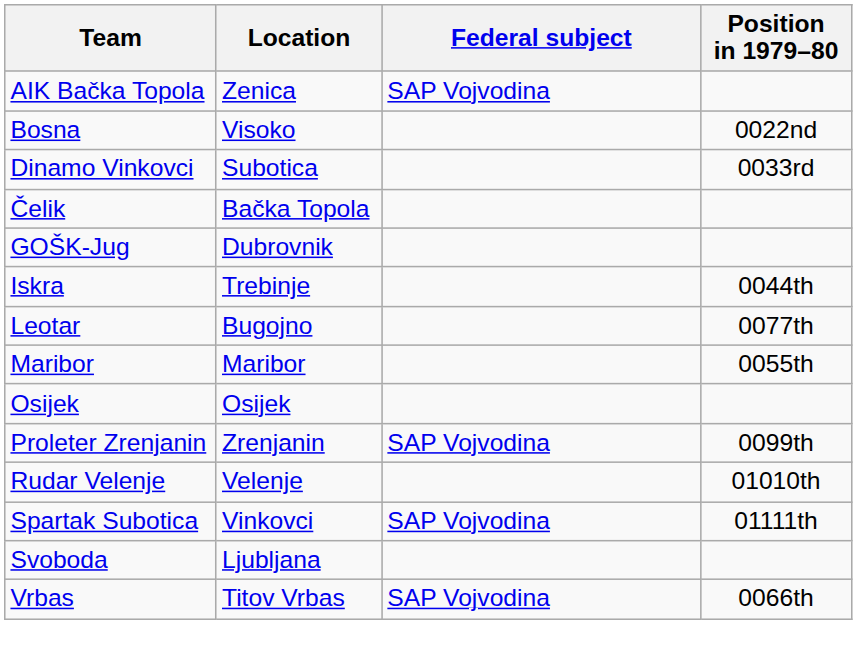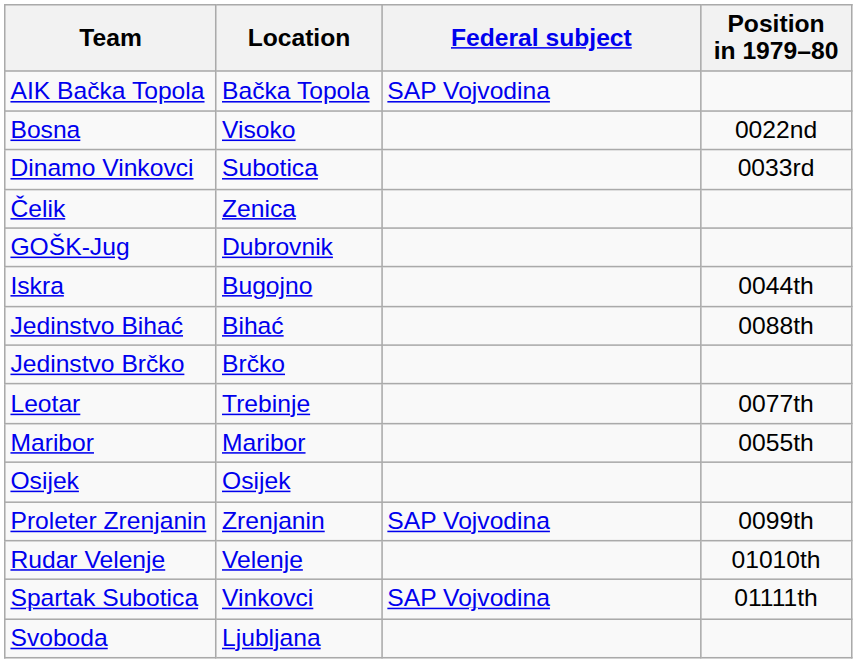(259, 90) Zenica -> (296, 90) Bačka Topola
(296, 208) Bačka Topola -> (259, 208) Zenica
(266, 286) Trebinje -> (267, 286) Bugojno
+ row: (97, 325)
+ row: (97, 364)
(267, 325) Bugojno -> (266, 403) Trebinje
- row: (42, 598)
